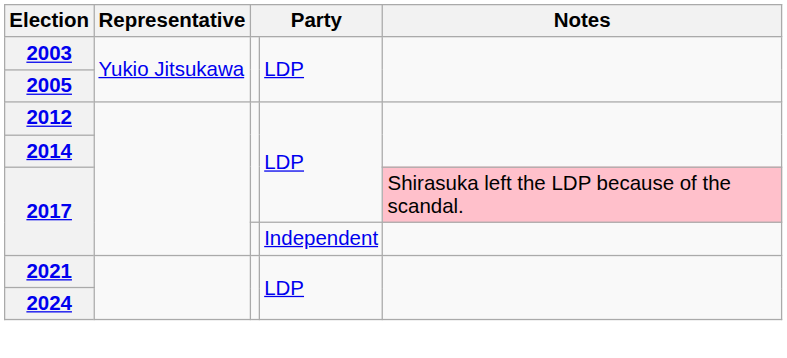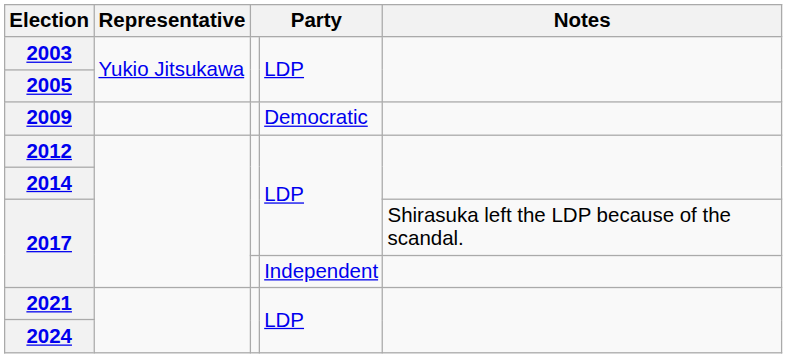+ row: (49, 118)
(559, 194) pink background -> (559, 227) no background
